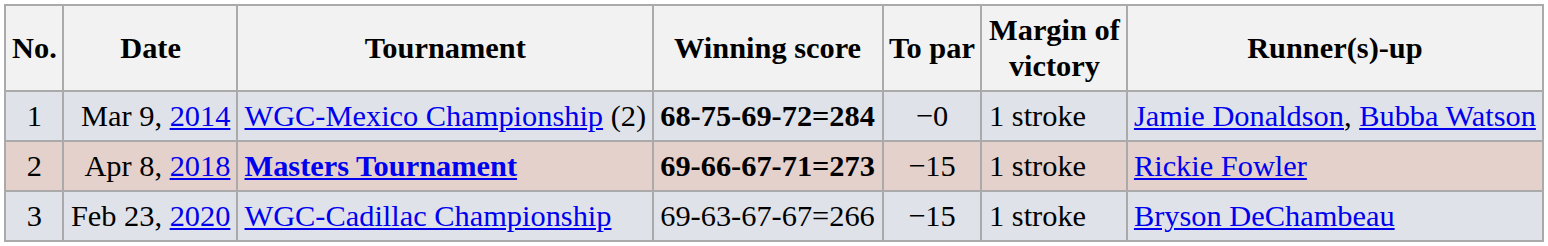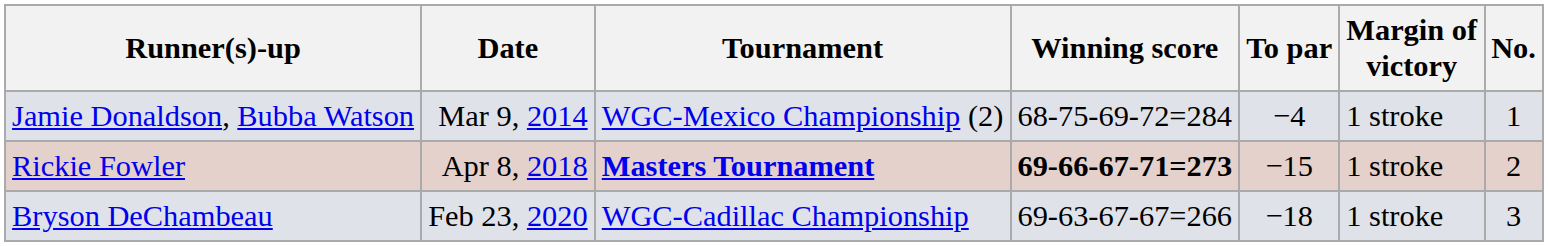columns swapped: (34, 47) <-> (1335, 47)
(768, 115) bold -> (1125, 115) normal
(932, 115) −0 -> (1289, 115) −4
(932, 216) −15 -> (1289, 216) −18
